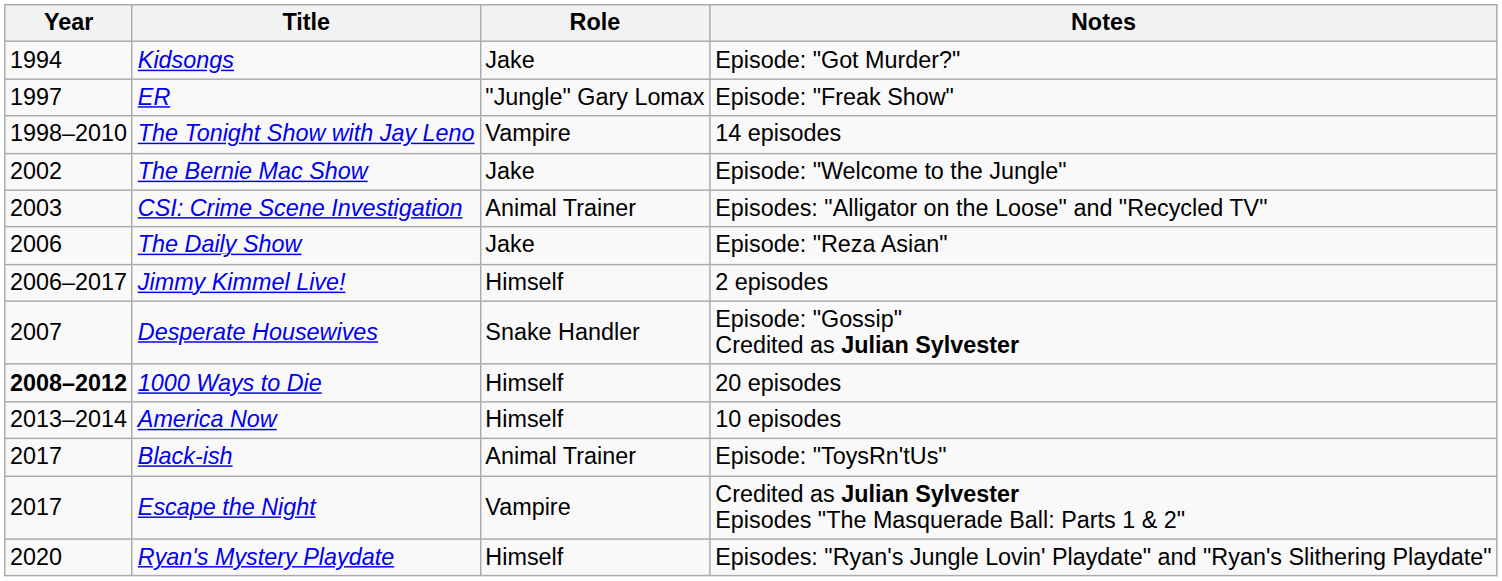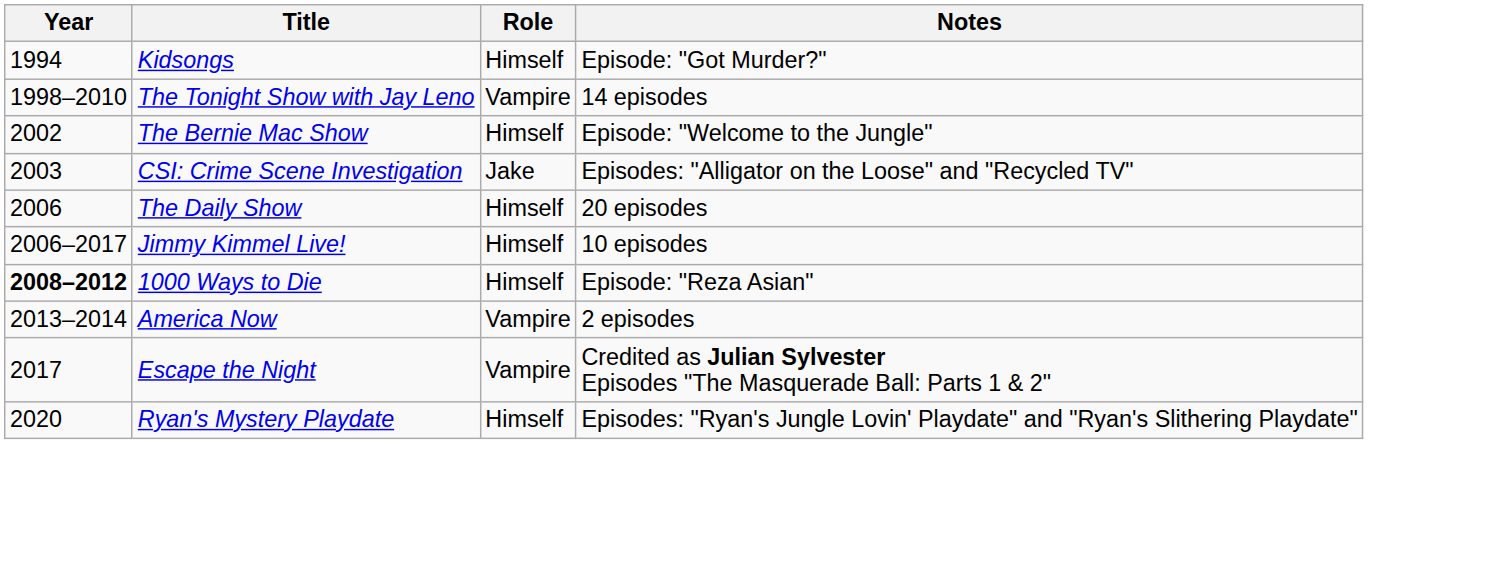(510, 60) Jake -> (524, 60) Himself
- row: (154, 97)
(510, 171) Jake -> (524, 134) Himself
(561, 208) Animal Trainer -> (510, 171) Jake
(510, 245) Jake -> (524, 208) Himself
(831, 245) Episode: "Reza Asian" -> (644, 208) 20 episodes
(772, 282) 2 episodes -> (644, 245) 10 episodes
- row: (258, 332)
(778, 382) 20 episodes -> (697, 282) Episode: "Reza Asian"
(524, 419) Himself -> (528, 319) Vampire
(778, 419) 10 episodes -> (638, 319) 2 episodes
- row: (185, 456)
